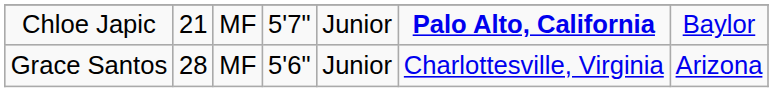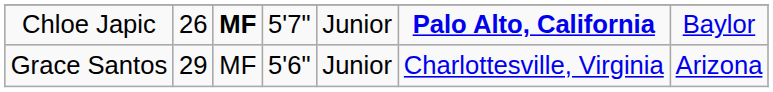(193, 24) 21 -> (193, 24) 26
(238, 24) normal -> (238, 24) bold
(193, 65) 28 -> (193, 65) 29
